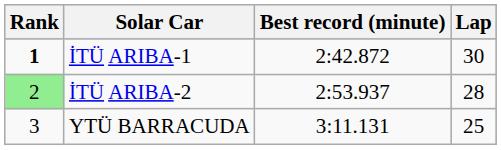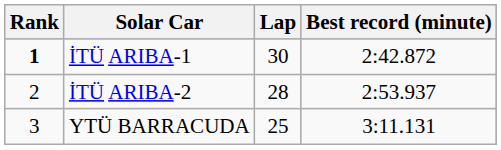columns swapped: (474, 21) <-> (353, 21)
(34, 91) lightgreen background -> (34, 91) no background
